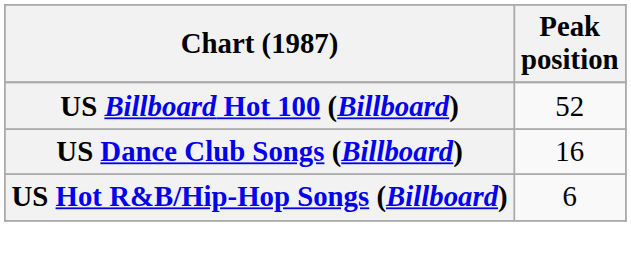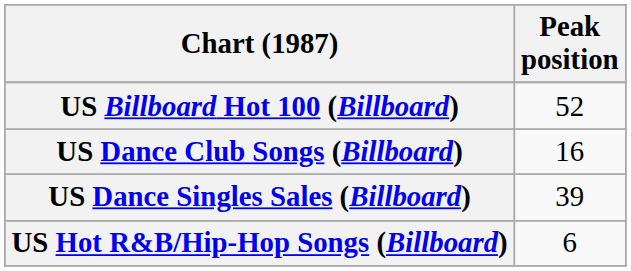+ row: (260, 196)
